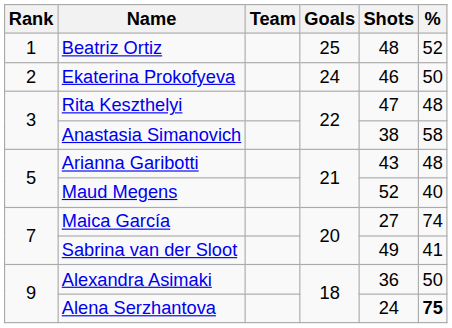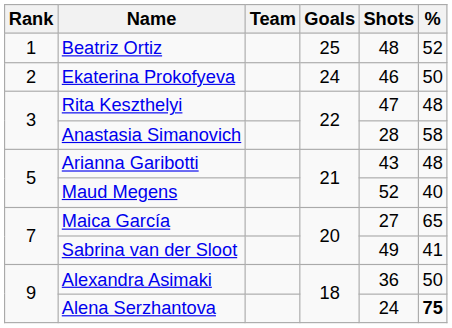(389, 134) 38 -> (389, 134) 28
(433, 221) 74 -> (433, 221) 65
